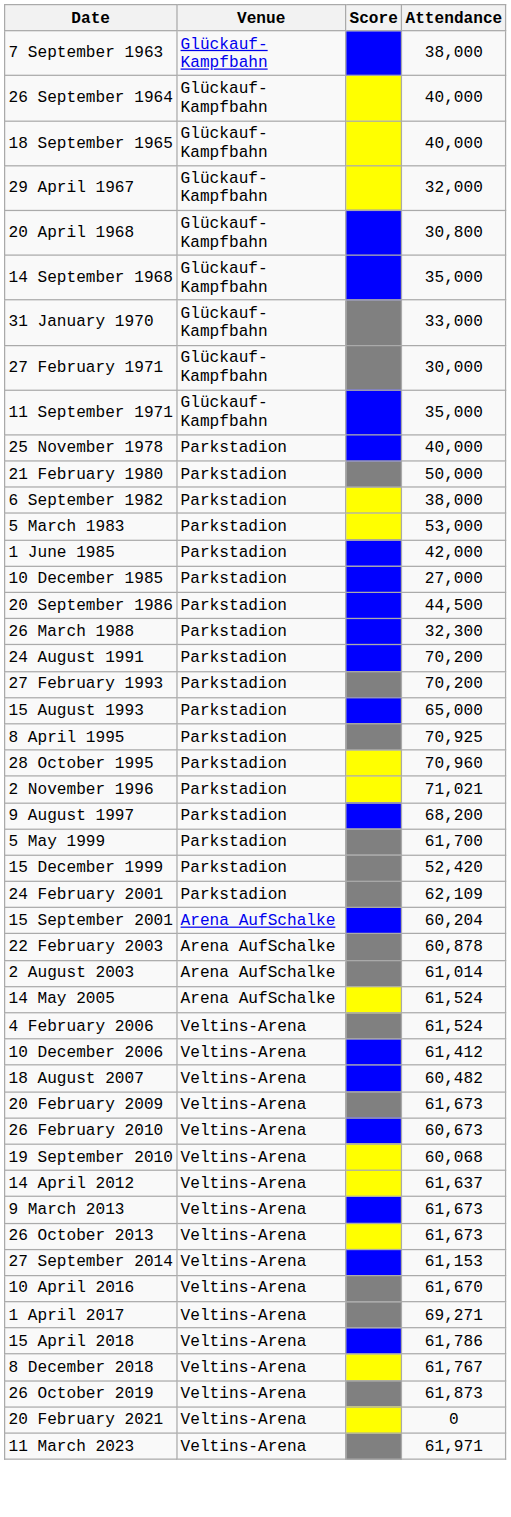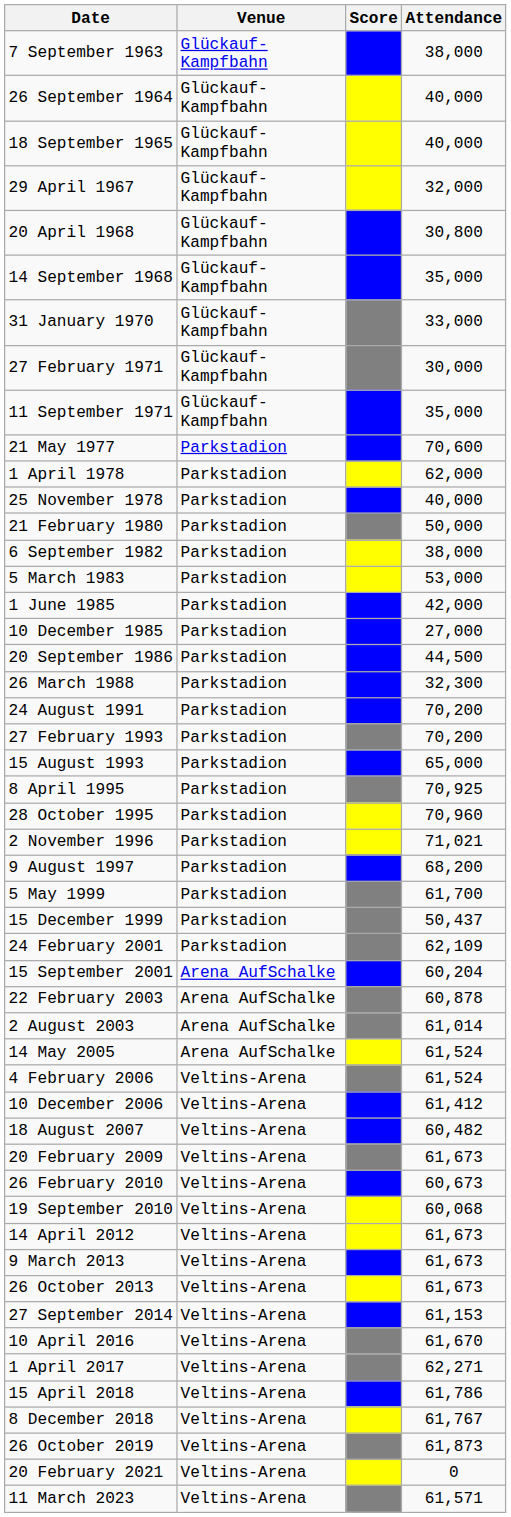+ row: (62, 448)
+ row: (67, 474)
(454, 868) 52,420 -> (454, 921) 50,437
(454, 1184) 61,637 -> (454, 1236) 61,673
(454, 1315) 69,271 -> (454, 1367) 62,271
(454, 1446) 61,971 -> (454, 1499) 61,571
